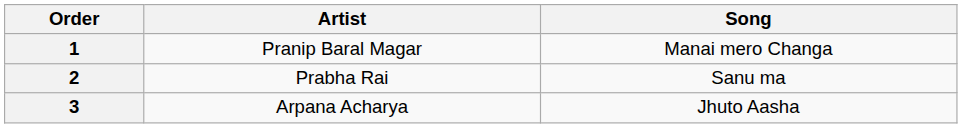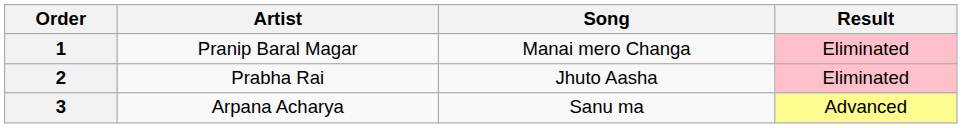+ column: (866, 19)
(748, 78) Sanu ma -> (607, 78) Jhuto Aasha
(748, 107) Jhuto Aasha -> (607, 107) Sanu ma
